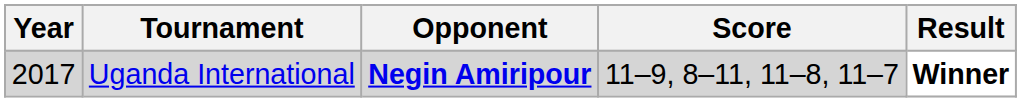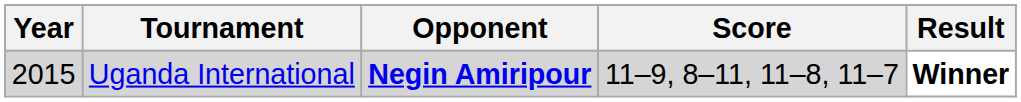(44, 73) 2017 -> (44, 73) 2015
